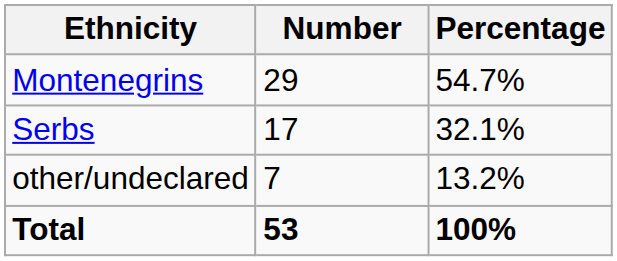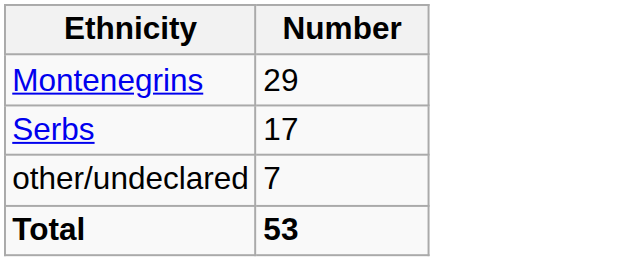- column: (520, 29)
